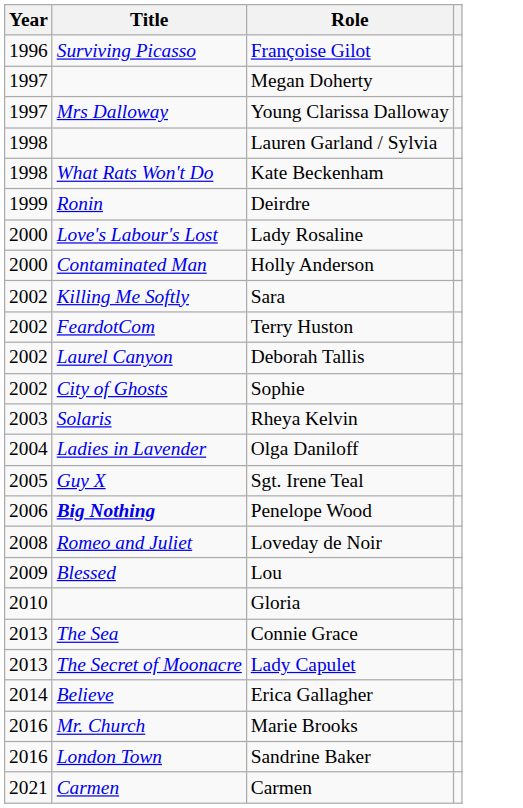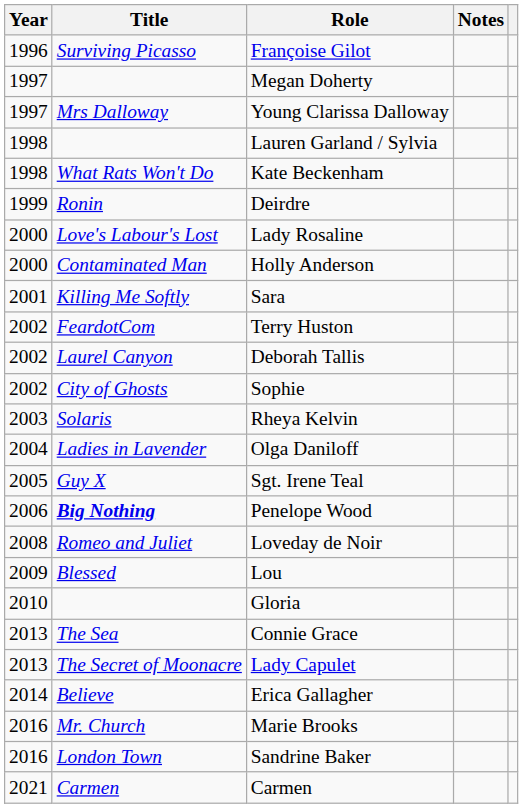+ column: (481, 19)
(28, 296) 2002 -> (28, 296) 2001
